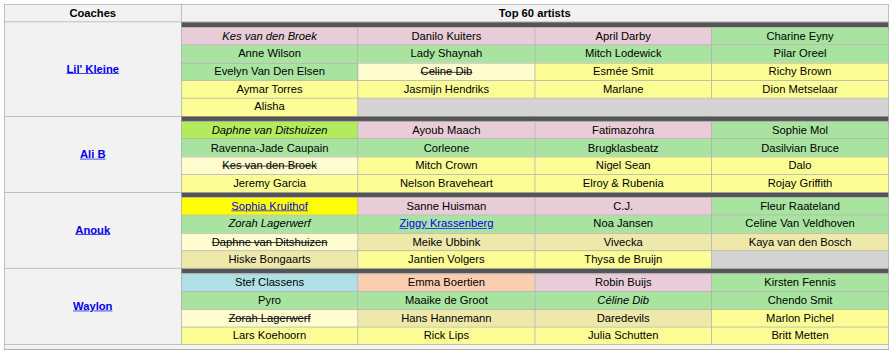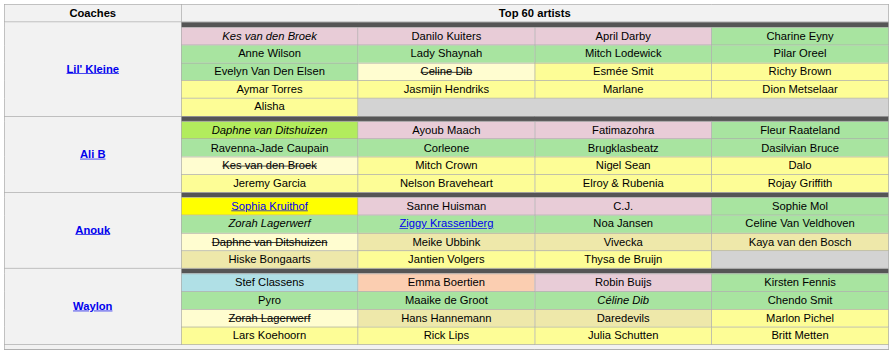(800, 130) Sophie Mol -> (800, 130) Fleur Raateland
(800, 206) Fleur Raateland -> (800, 206) Sophie Mol
